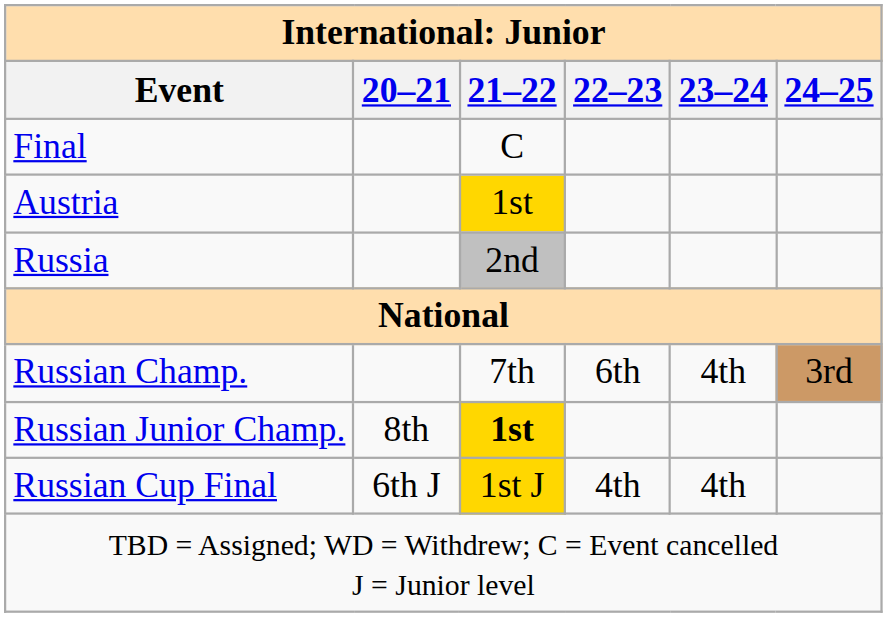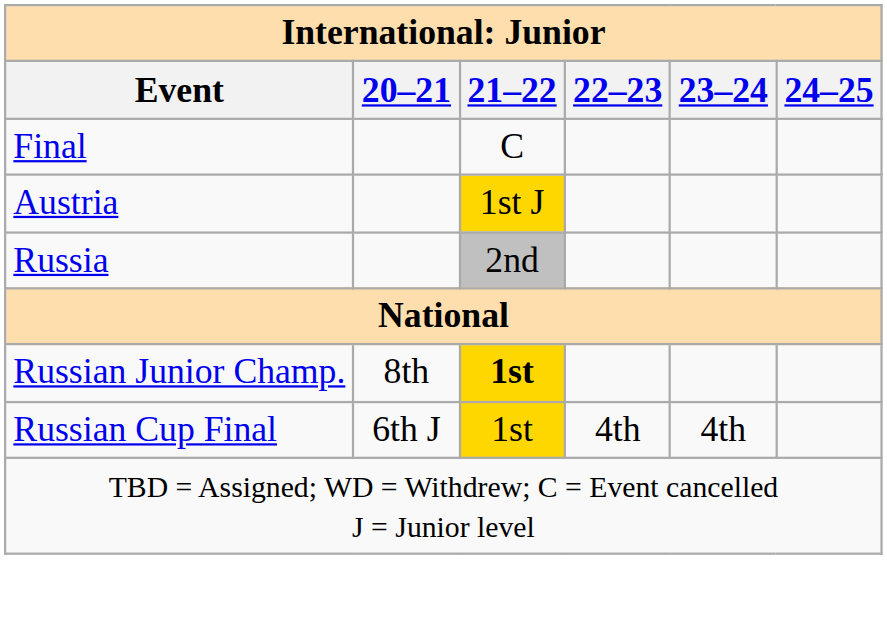(512, 202) 1st -> (512, 202) 1st J
- row: (130, 372)
(512, 485) 1st J -> (512, 428) 1st
